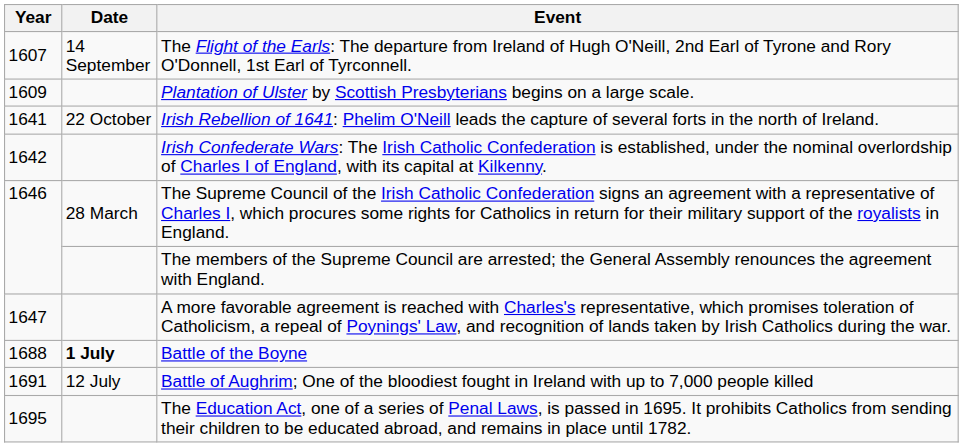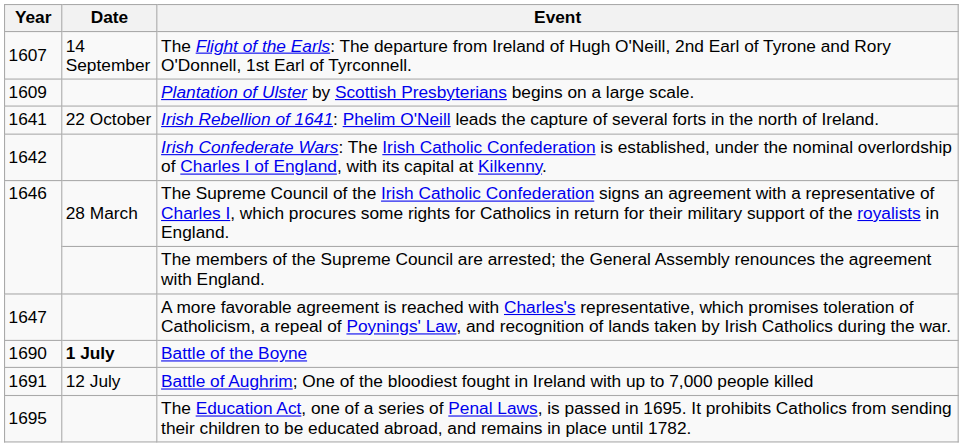(28, 354) 1688 -> (28, 354) 1690
